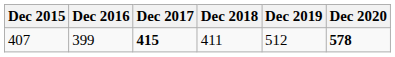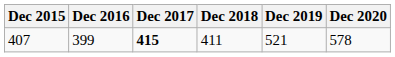(276, 39) 512 -> (276, 39) 521
(341, 39) bold -> (341, 39) normal
